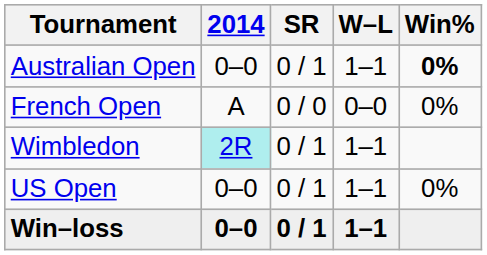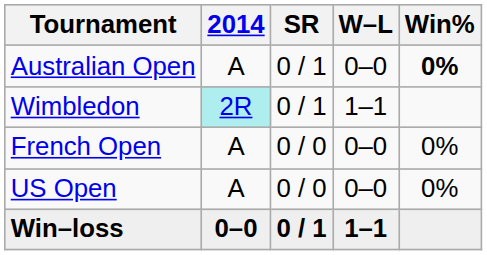(236, 65) 0–0 -> (236, 65) A
(366, 65) 1–1 -> (366, 65) 0–0
rows swapped: (86, 106) <-> (75, 147)
(236, 188) 0–0 -> (236, 188) A
(302, 188) 0 / 1 -> (302, 188) 0 / 0
(366, 188) 1–1 -> (366, 188) 0–0
